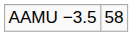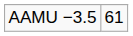(114, 18) 58 -> (114, 18) 61
